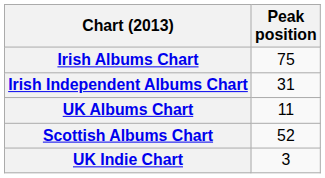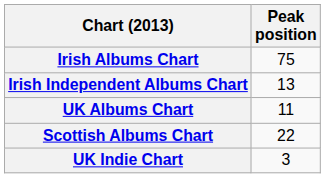(286, 85) 31 -> (286, 85) 13
(286, 135) 52 -> (286, 135) 22
